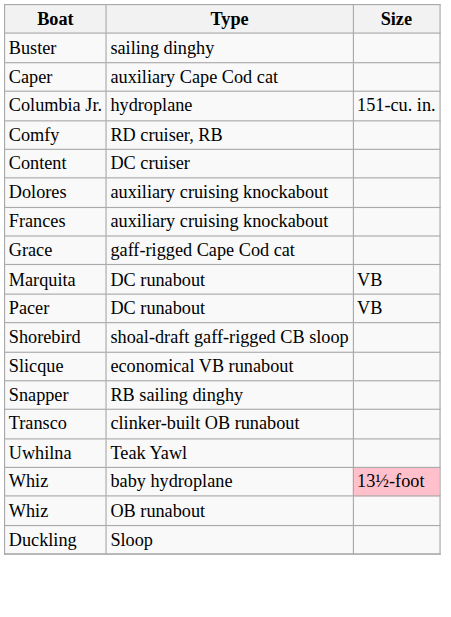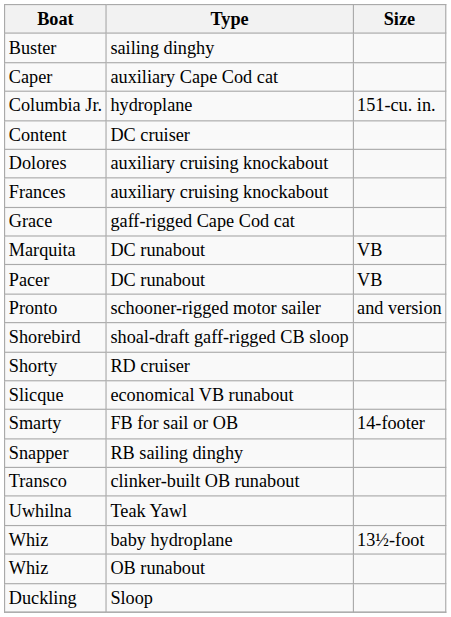- row: (34, 134)
+ row: (33, 308)
+ row: (33, 366)
+ row: (35, 423)
(391, 481) pink background -> (391, 539) no background
